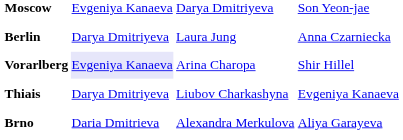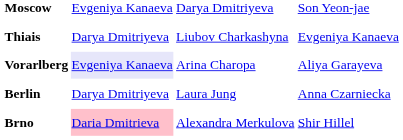rows swapped: (22, 93) <-> (22, 36)
(326, 65) Shir Hillel -> (340, 65) Aliya Garayeva
(115, 122) no background -> (115, 122) pink background
(340, 122) Aliya Garayeva -> (326, 122) Shir Hillel
